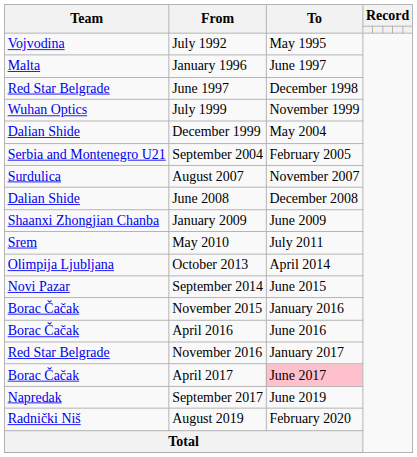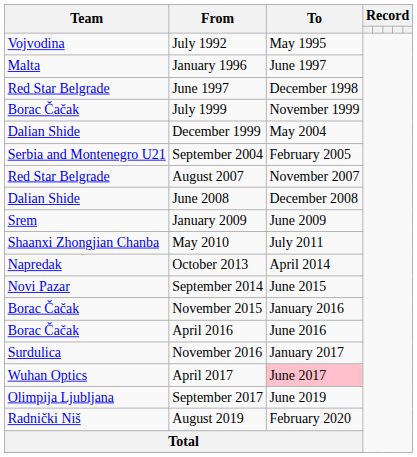(47, 110) Wuhan Optics -> (43, 110) Borac Čačak
(34, 176) Surdulica -> (59, 176) Red Star Belgrade
(83, 220) Shaanxi Zhongjian Chanba -> (22, 220) Srem
(22, 242) Srem -> (83, 242) Shaanxi Zhongjian Chanba
(61, 264) Olimpija Ljubljana -> (35, 264) Napredak
(59, 353) Red Star Belgrade -> (34, 353) Surdulica
(43, 375) Borac Čačak -> (47, 375) Wuhan Optics
(35, 397) Napredak -> (61, 397) Olimpija Ljubljana
